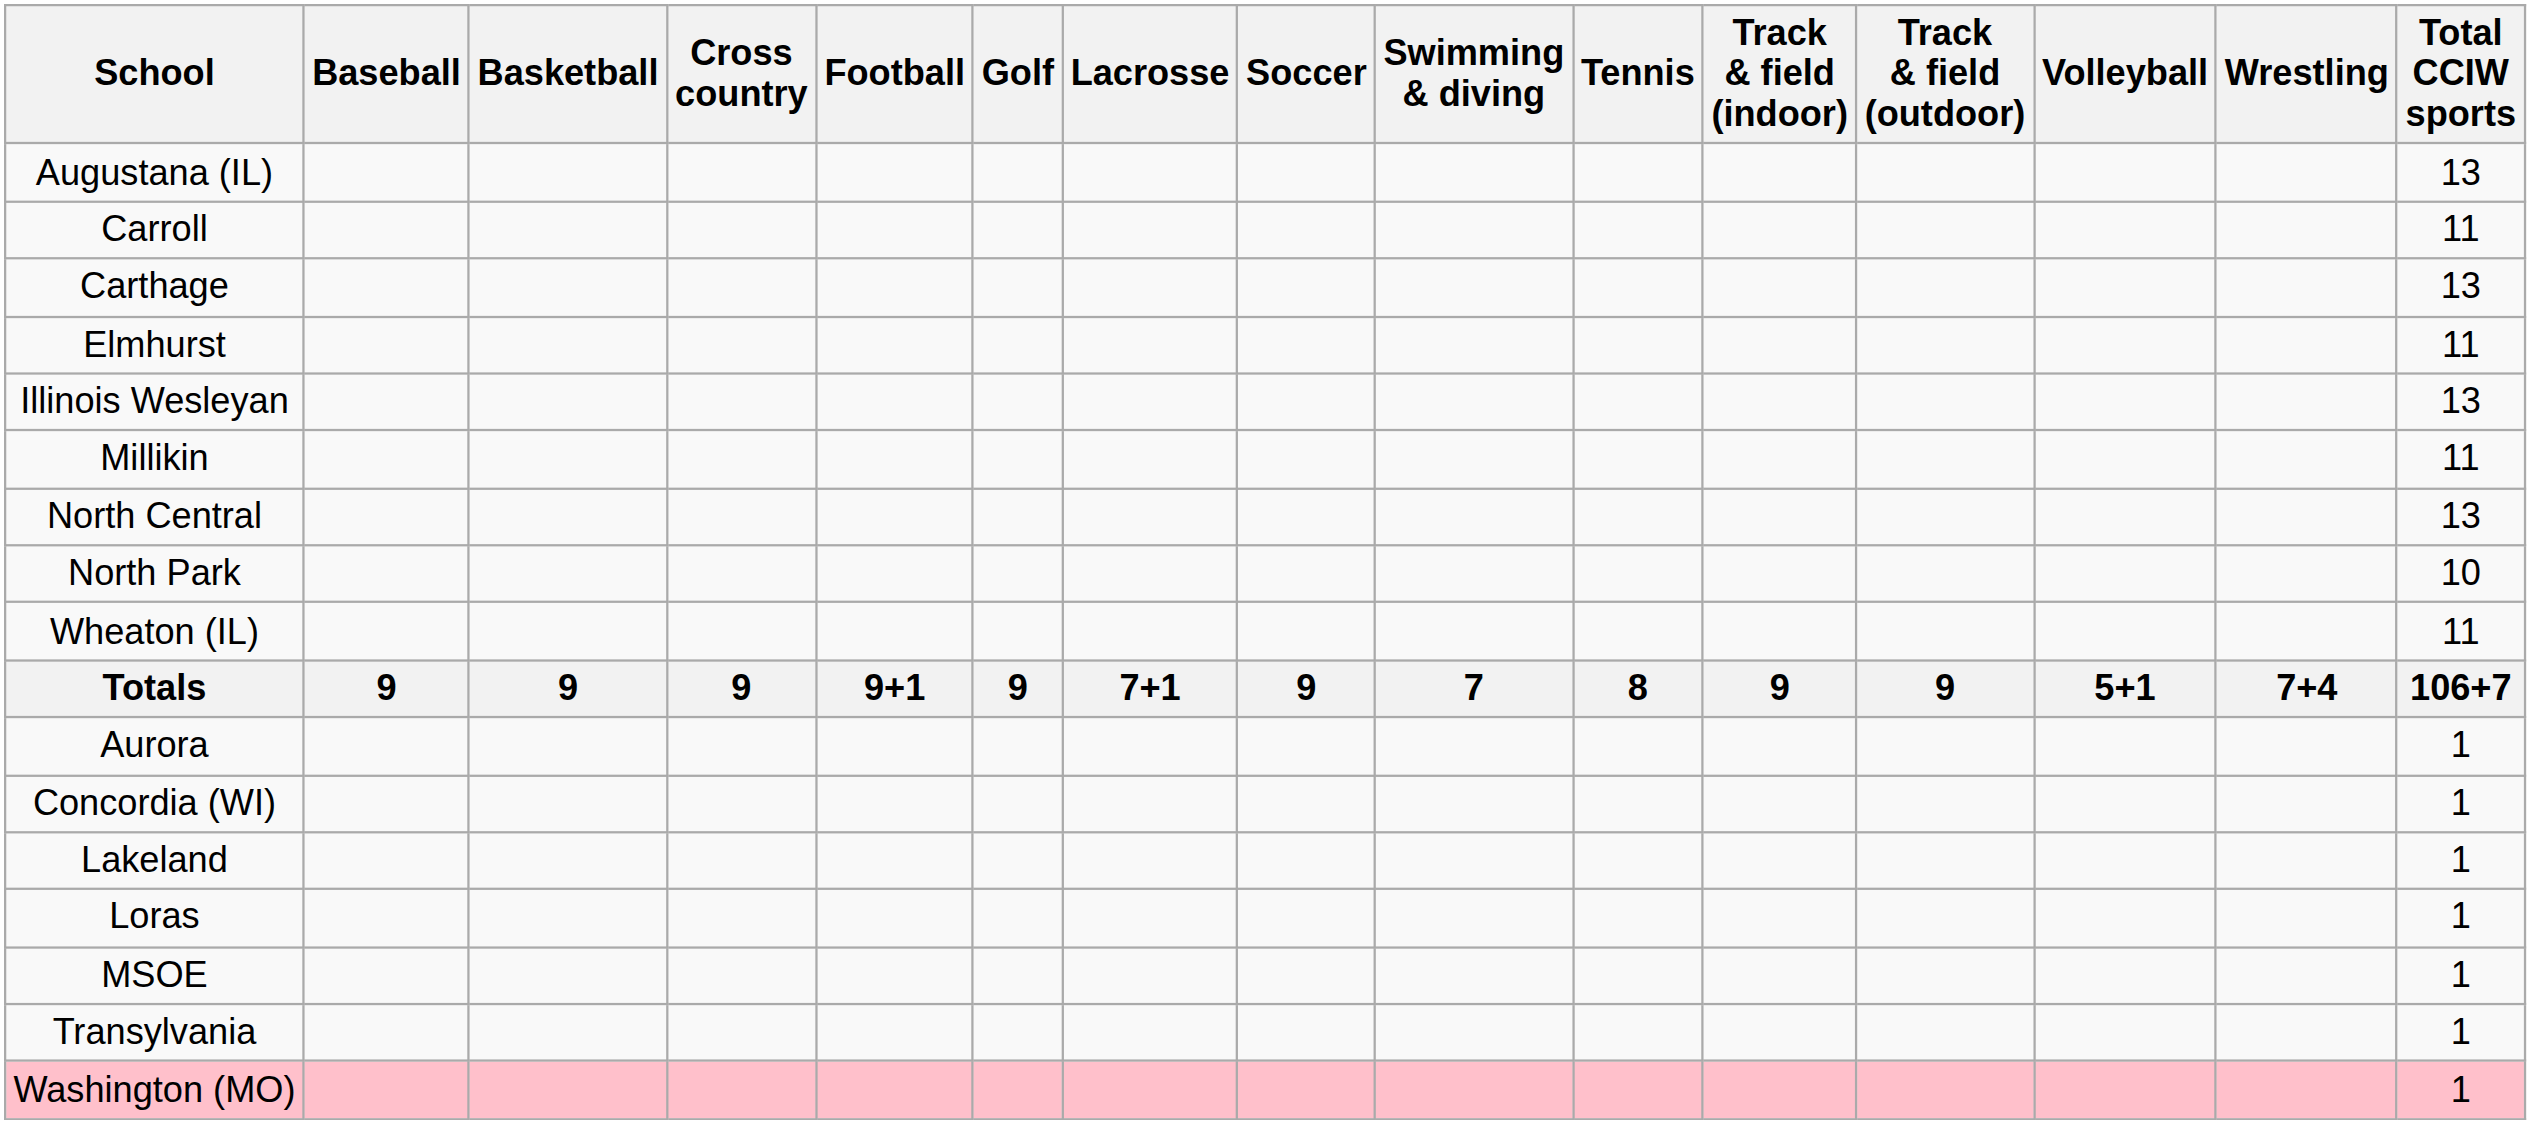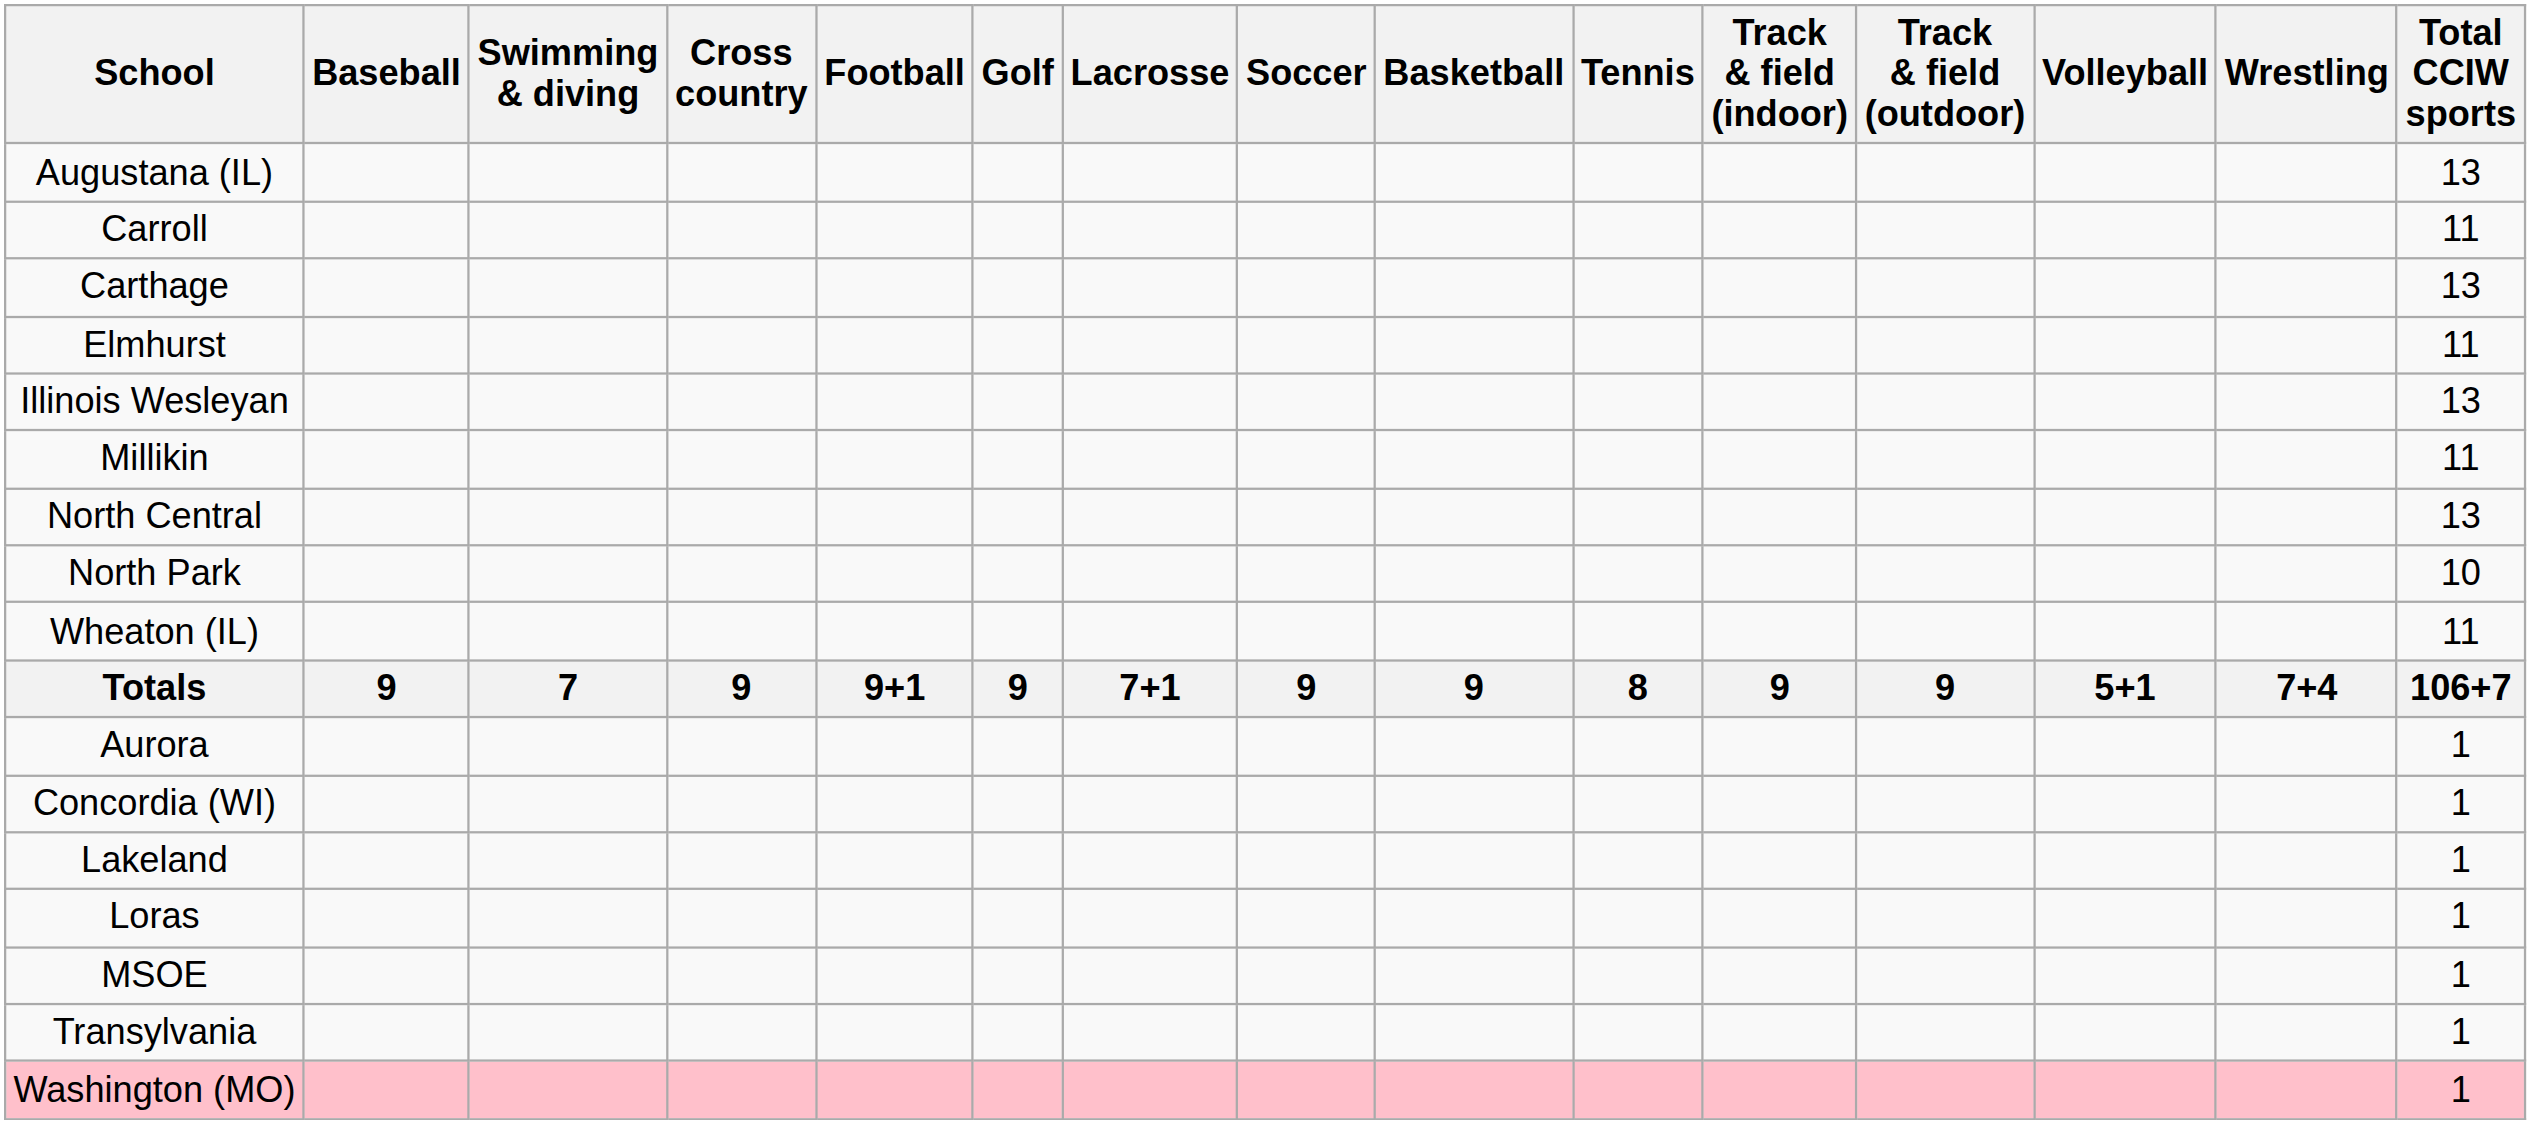columns swapped: (568, 73) <-> (1474, 73)
